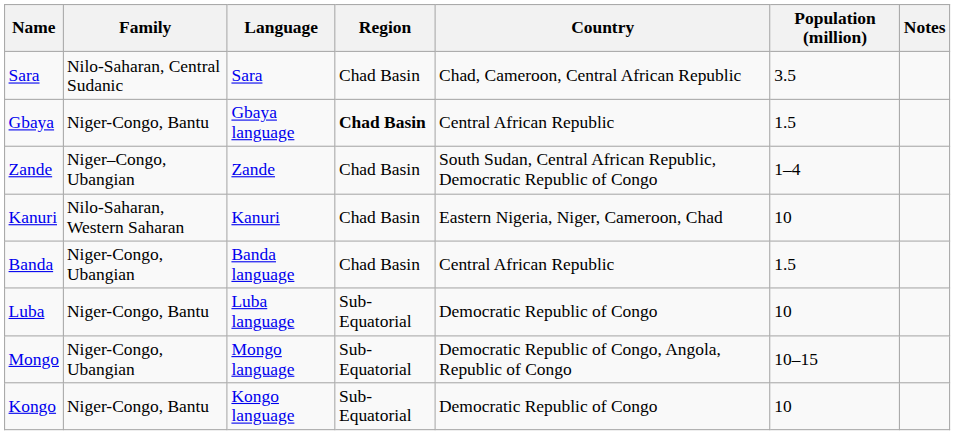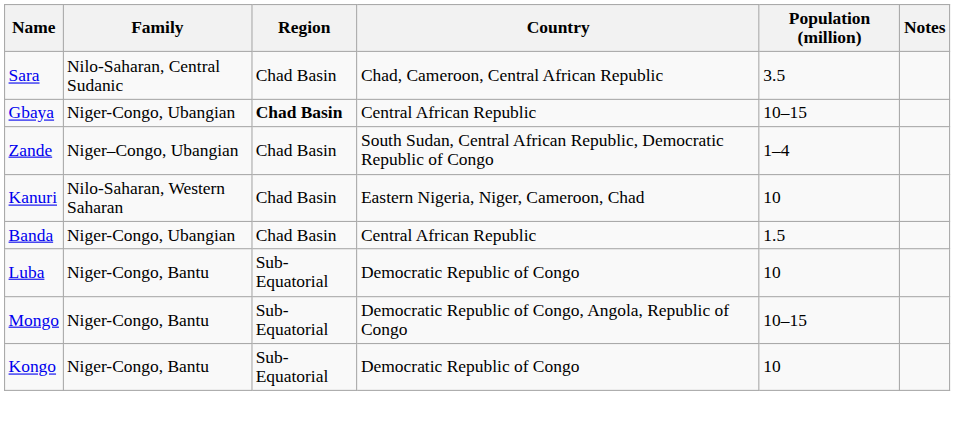- column: (281, 28)
(138, 122) Niger-Congo, Bantu -> (151, 112) Niger-Congo, Ubangian
(785, 122) 1.5 -> (785, 112) 10–15
(115, 359) Niger-Congo, Ubangian -> (138, 319) Niger-Congo, Bantu
